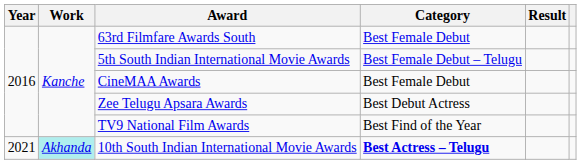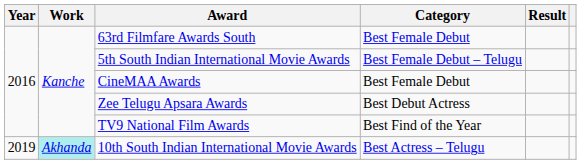(22, 147) 2021 -> (22, 147) 2019
(426, 147) bold -> (424, 147) normal
